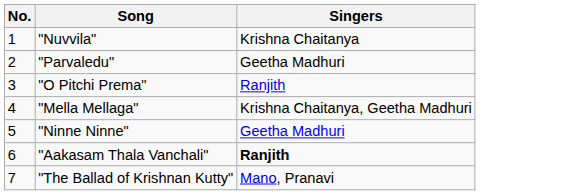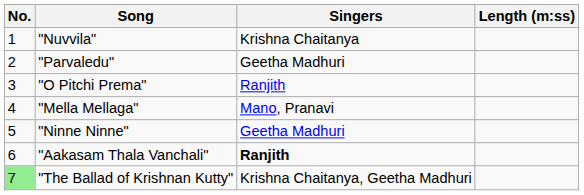+ column: (527, 16)
(356, 109) Krishna Chaitanya, Geetha Madhuri -> (287, 109) Mano, Pranavi
(12, 178) no background -> (12, 178) lightgreen background
(287, 178) Mano, Pranavi -> (356, 178) Krishna Chaitanya, Geetha Madhuri
